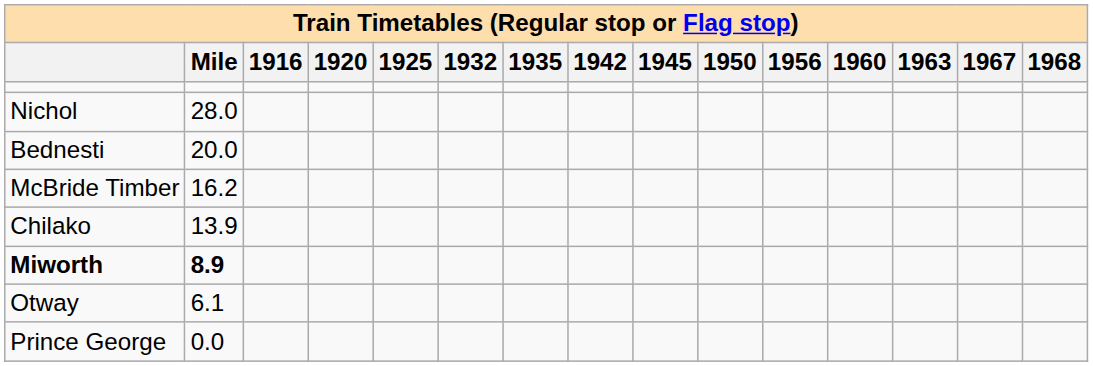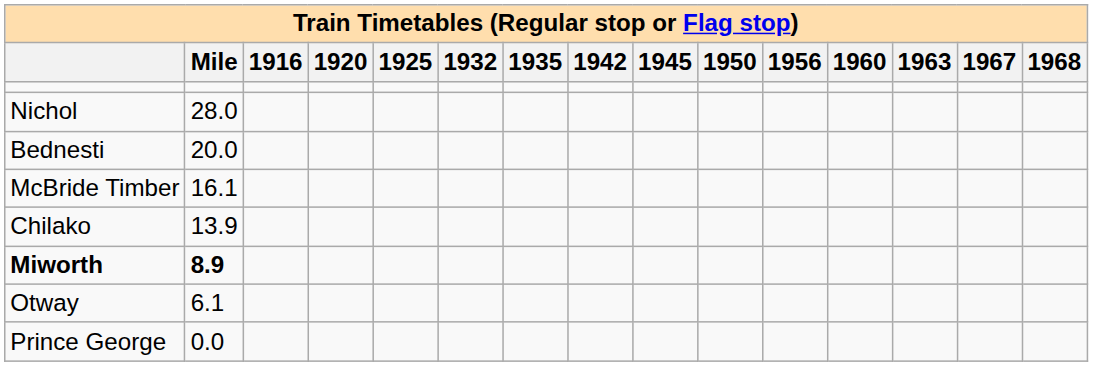(214, 188) 16.2 -> (214, 188) 16.1
